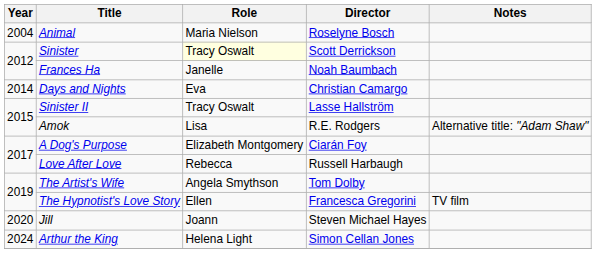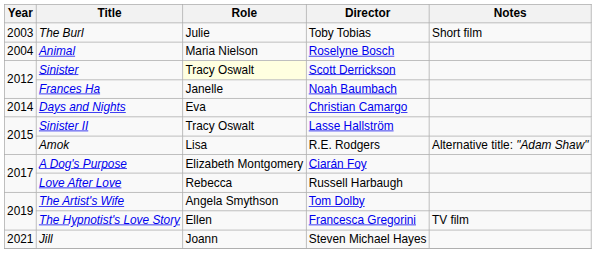+ row: (61, 32)
(20, 220) 2020 -> (20, 239) 2021
- row: (78, 239)
